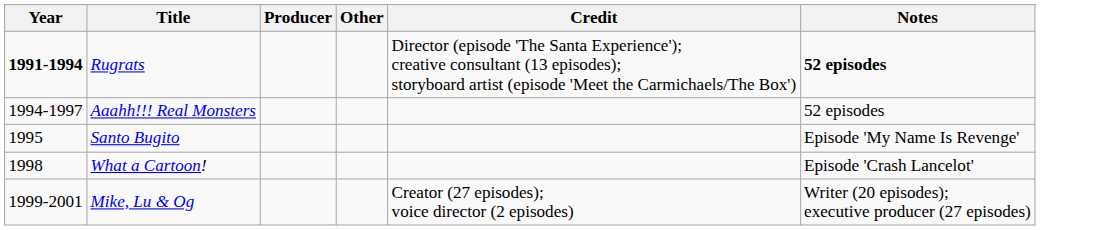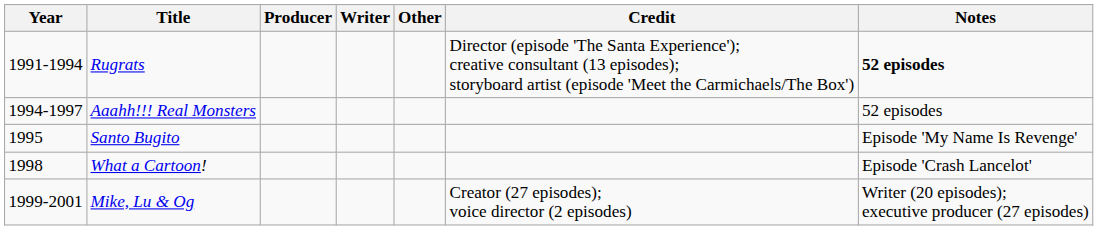+ column: (365, 18)
(46, 64) bold -> (46, 64) normal
